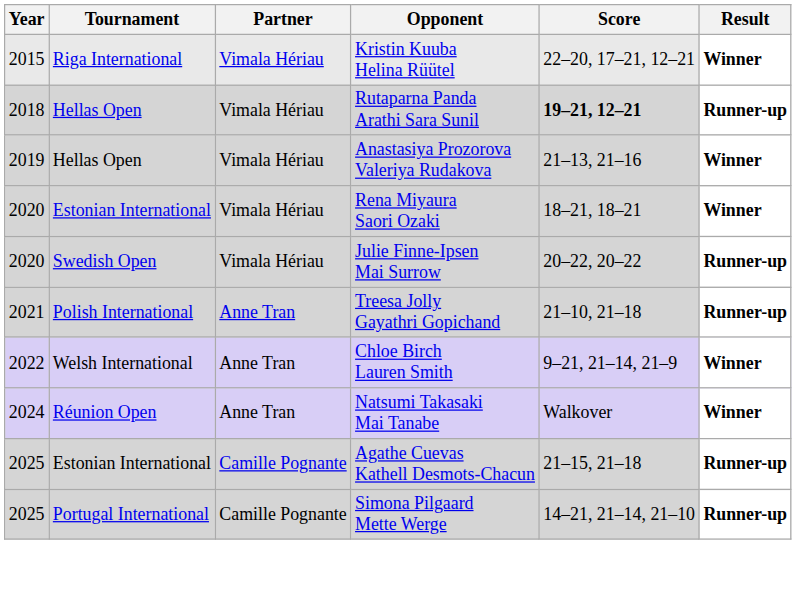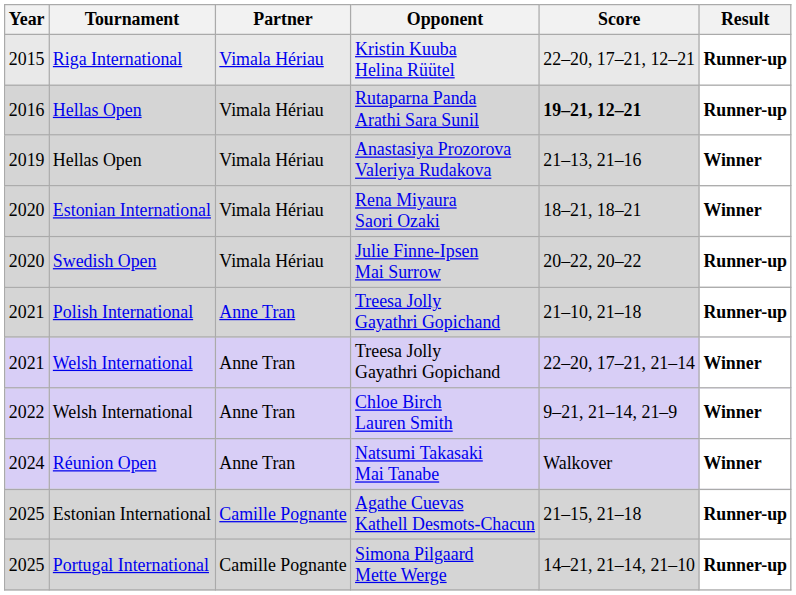(732, 59) Winner -> (745, 59) Runner-up
(27, 110) 2018 -> (27, 110) 2016
+ row: (123, 362)
